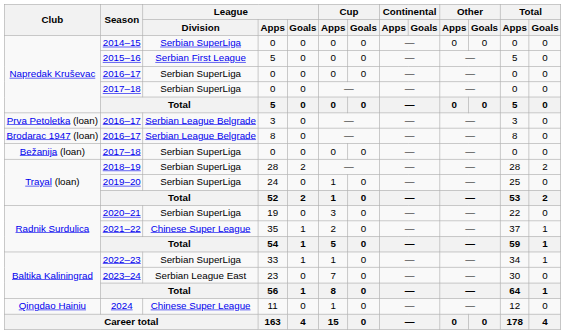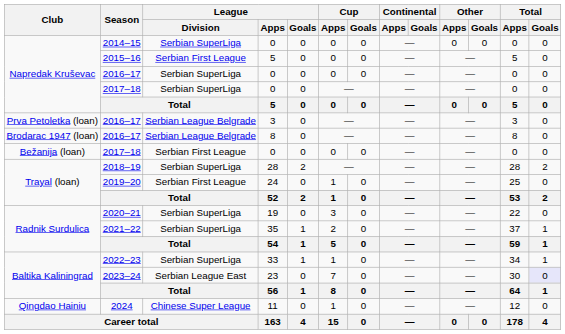(201, 151) Serbian SuperLiga -> (201, 151) Serbian First League
(201, 182) Serbian SuperLiga -> (201, 182) Serbian First League
(201, 228) Chinese Super League -> (201, 228) Serbian SuperLiga
(545, 275) no background -> (545, 275) lavender background
